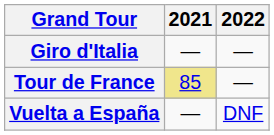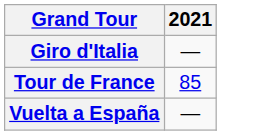- column: (243, 20)
(190, 82) khaki background -> (190, 82) no background
